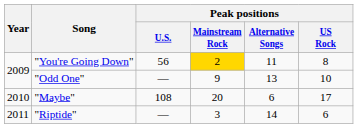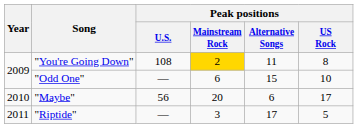(163, 61) 56 -> (163, 61) 108
(217, 79) 9 -> (217, 79) 6
(271, 79) 13 -> (271, 79) 15
(163, 97) 108 -> (163, 97) 56
(271, 114) 14 -> (271, 114) 17
(326, 114) 6 -> (326, 114) 5
